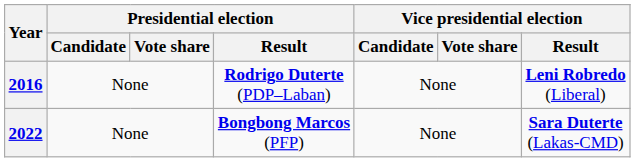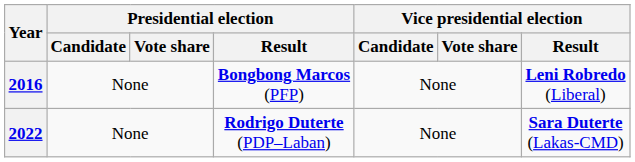(284, 84) Rodrigo Duterte (PDP–Laban) -> (284, 84) Bongbong Marcos (PFP)
(284, 133) Bongbong Marcos (PFP) -> (284, 133) Rodrigo Duterte (PDP–Laban)
